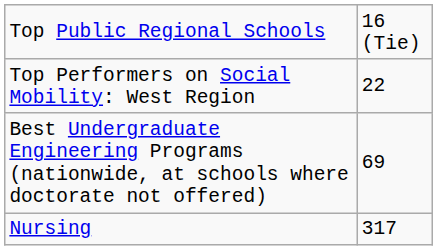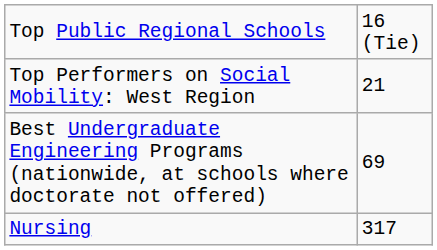(374, 86) 22 -> (374, 86) 21
